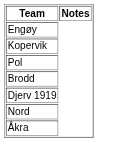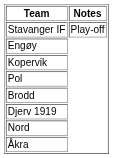+ row: (37, 30)
